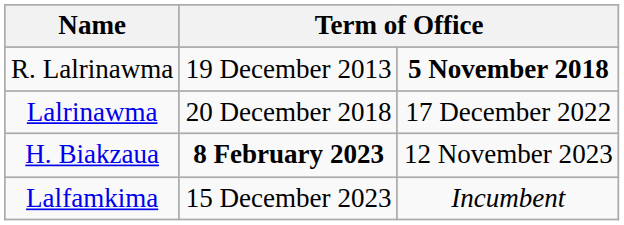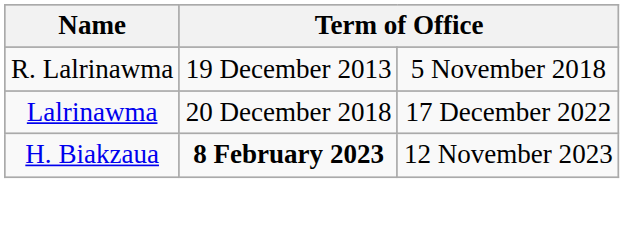(508, 68) bold -> (508, 68) normal
- row: (92, 197)
